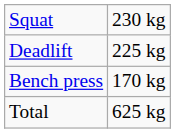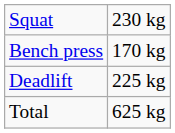rows swapped: (56, 81) <-> (41, 50)
